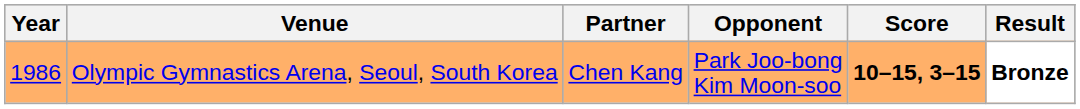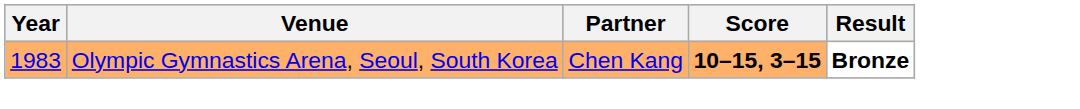- column: (768, 23)
(36, 72) 1986 -> (36, 59) 1983
